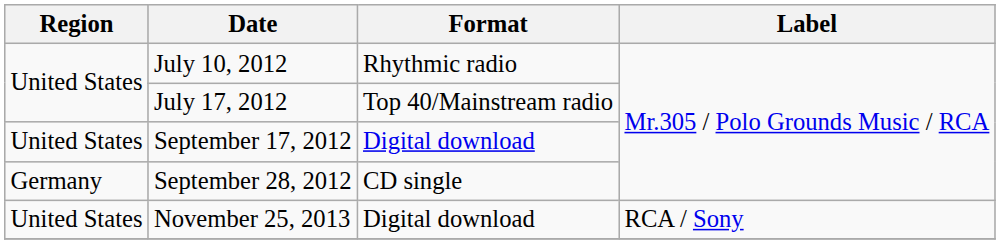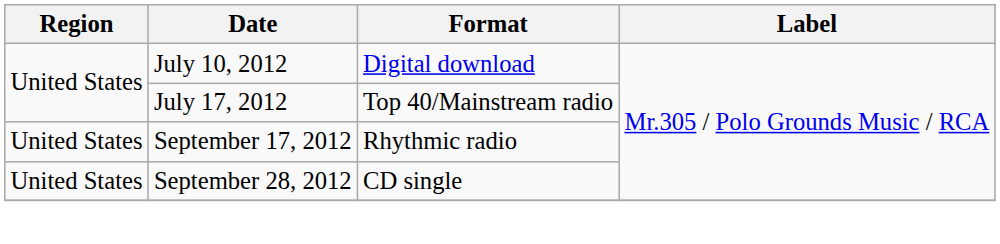(440, 63) Rhythmic radio -> (449, 63) Digital download
(449, 141) Digital download -> (440, 141) Rhythmic radio
(56, 180) Germany -> (76, 180) United States
- row: (252, 219)
